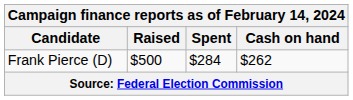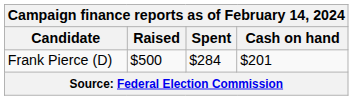(256, 60) $262 -> (256, 60) $201
